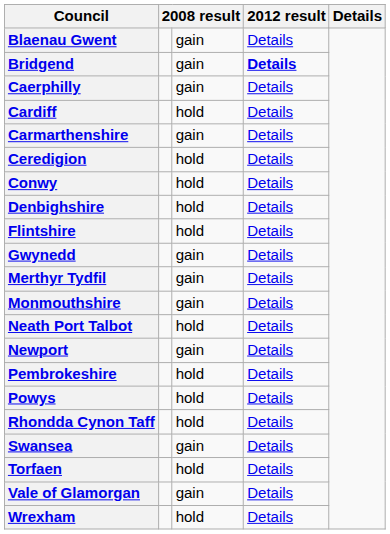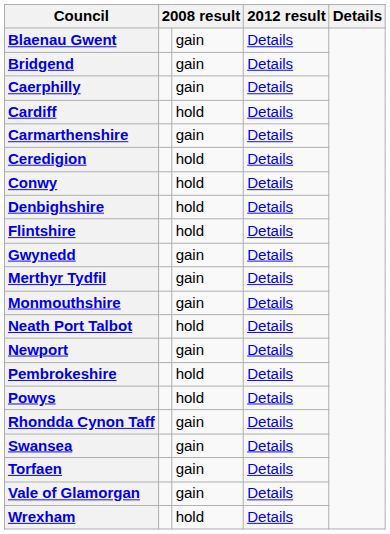(272, 64) bold -> (270, 64) normal
(190, 421) hold -> (190, 421) gain
(190, 469) hold -> (190, 469) gain
